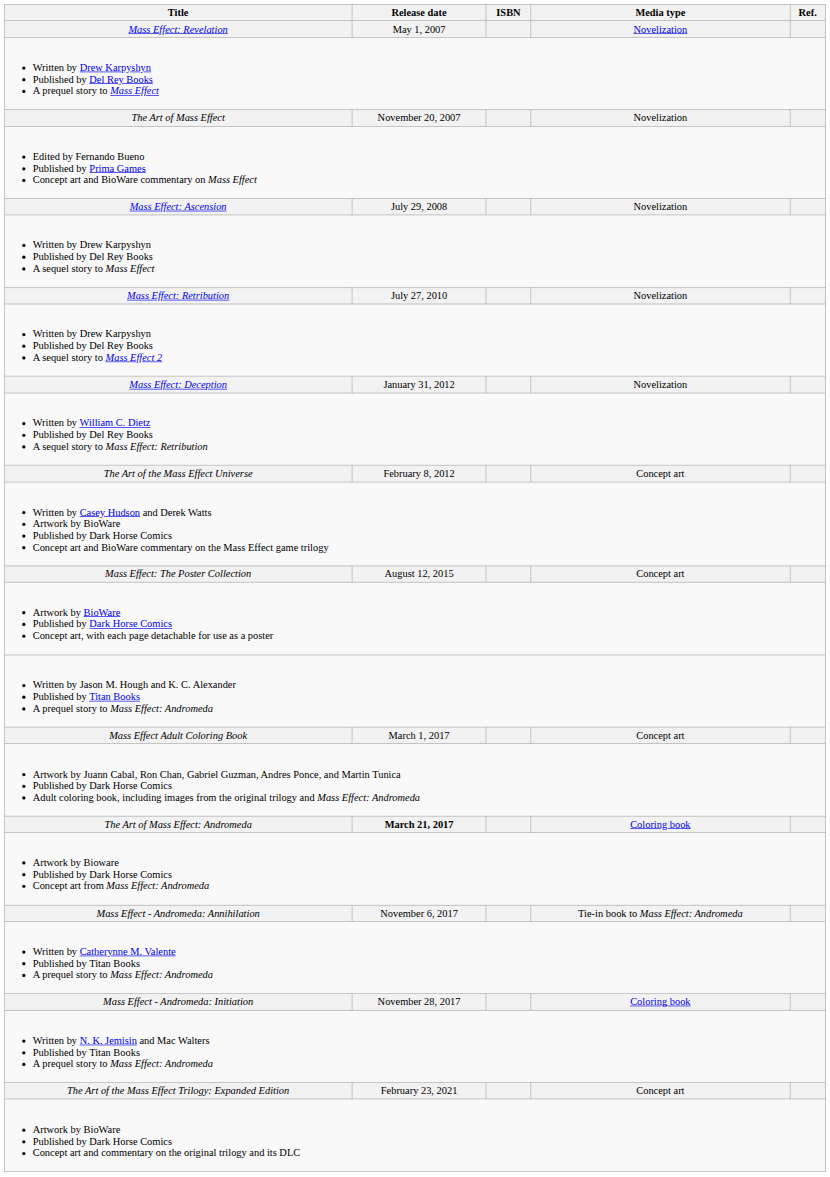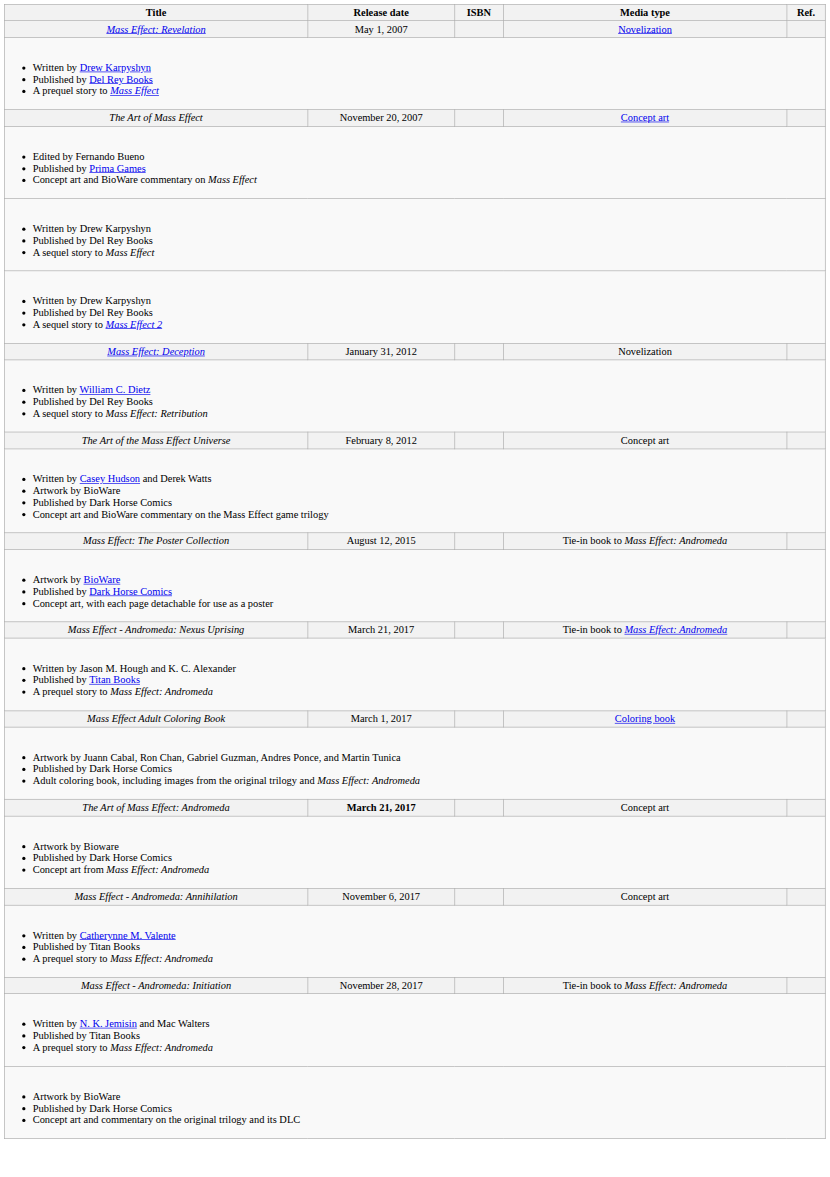(660, 118) Novelization -> (645, 118) Concept art
- row: (178, 207)
- row: (178, 295)
(660, 574) Concept art -> (645, 541) Tie-in book to Mass Effect: Andromeda
+ row: (156, 630)
(660, 735) Concept art -> (645, 719) Coloring book
(660, 824) Coloring book -> (645, 807) Concept art
(660, 913) Tie-in book to Mass Effect: Andromeda -> (645, 896) Concept art
(660, 1002) Coloring book -> (645, 985) Tie-in book to Mass Effect: Andromeda
- row: (178, 1091)
